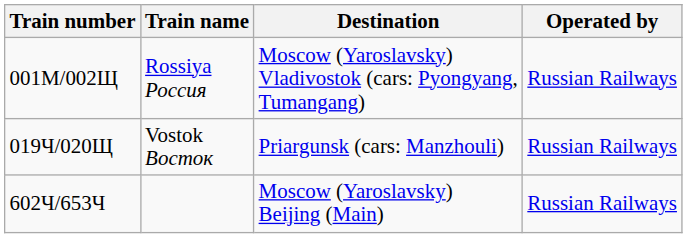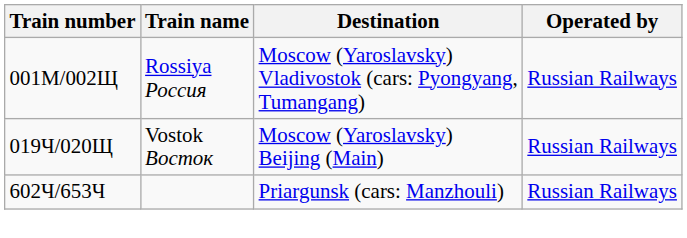(381, 146) Priargunsk (cars: Manzhouli) -> (356, 146) Moscow (Yaroslavsky) Beijing (Main)
(356, 203) Moscow (Yaroslavsky) Beijing (Main) -> (381, 191) Priargunsk (cars: Manzhouli)
